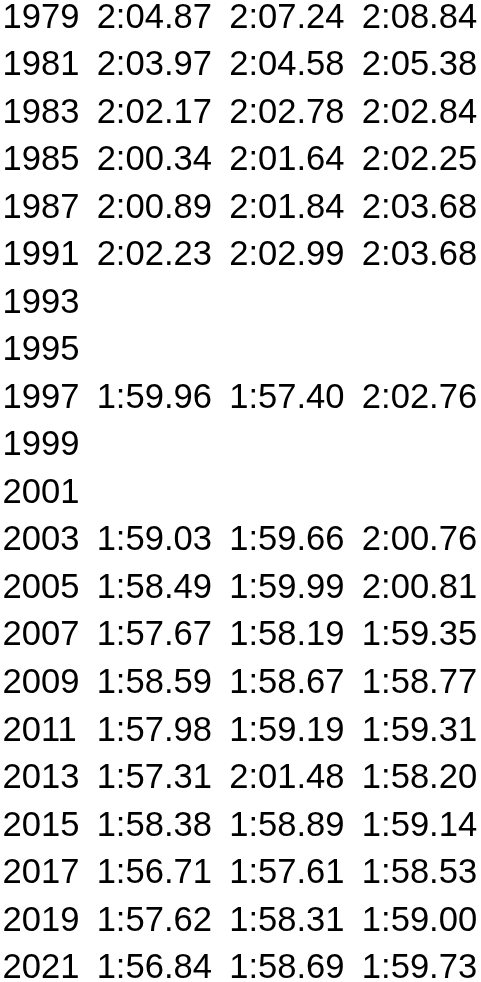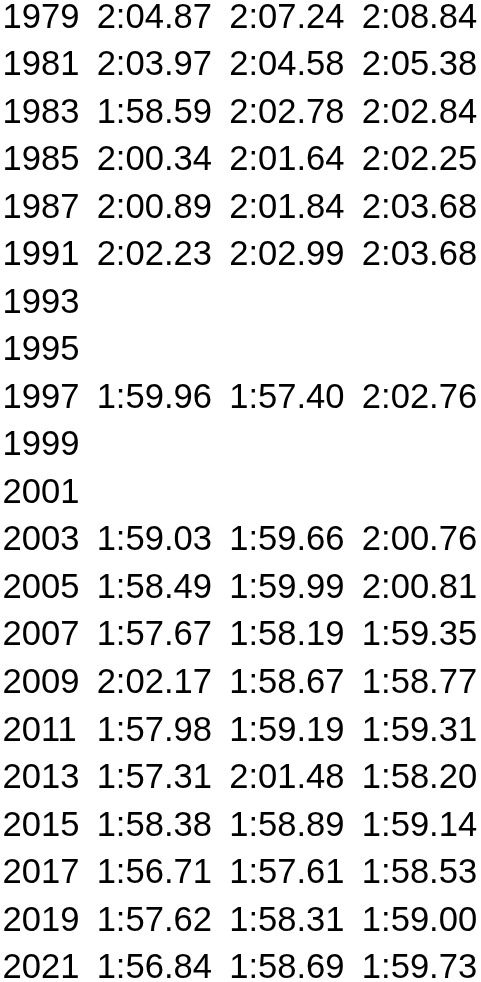(154, 111) 2:02.17 -> (154, 111) 1:58.59
(154, 681) 1:58.59 -> (154, 681) 2:02.17
